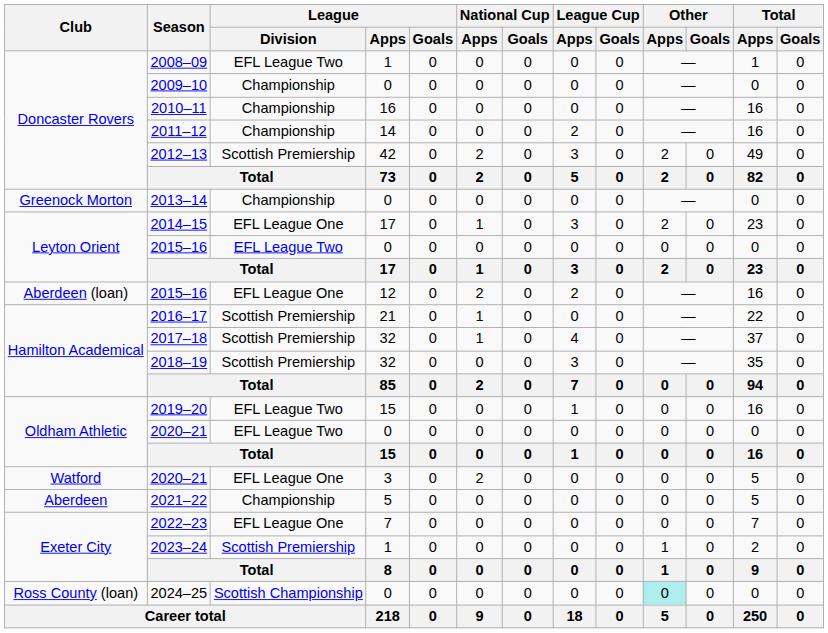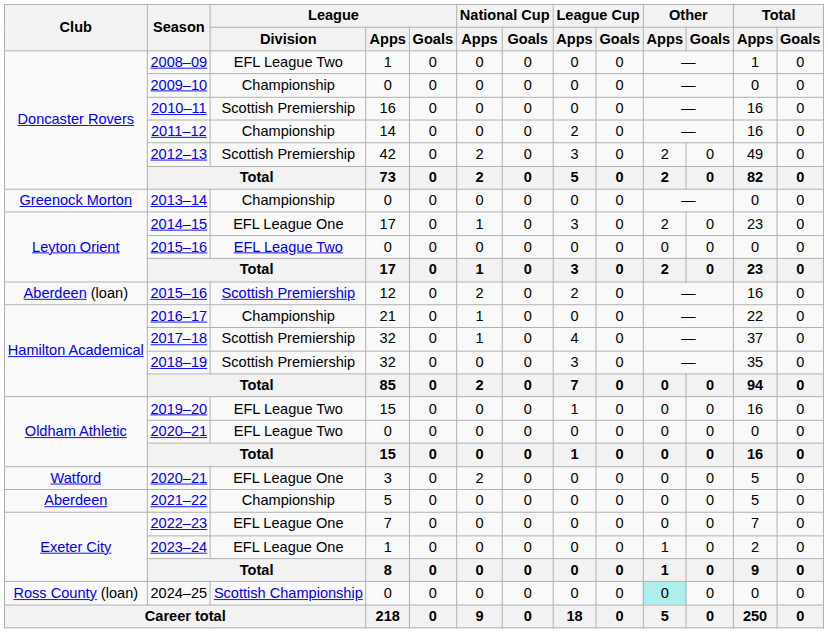(288, 108) Championship -> (288, 108) Scottish Premiership
(288, 293) EFL League One -> (288, 293) Scottish Premiership
(288, 316) Scottish Premiership -> (288, 316) Championship
(288, 547) Scottish Premiership -> (288, 547) EFL League One
